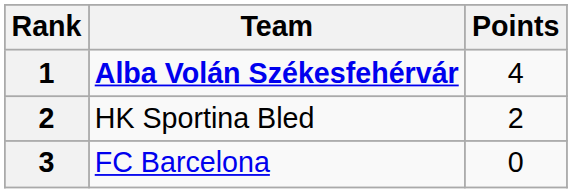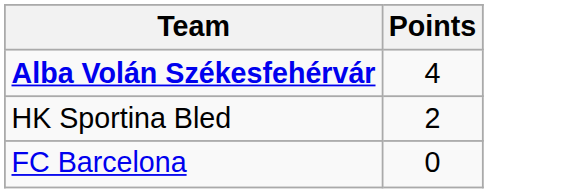- column: (47, 27)
